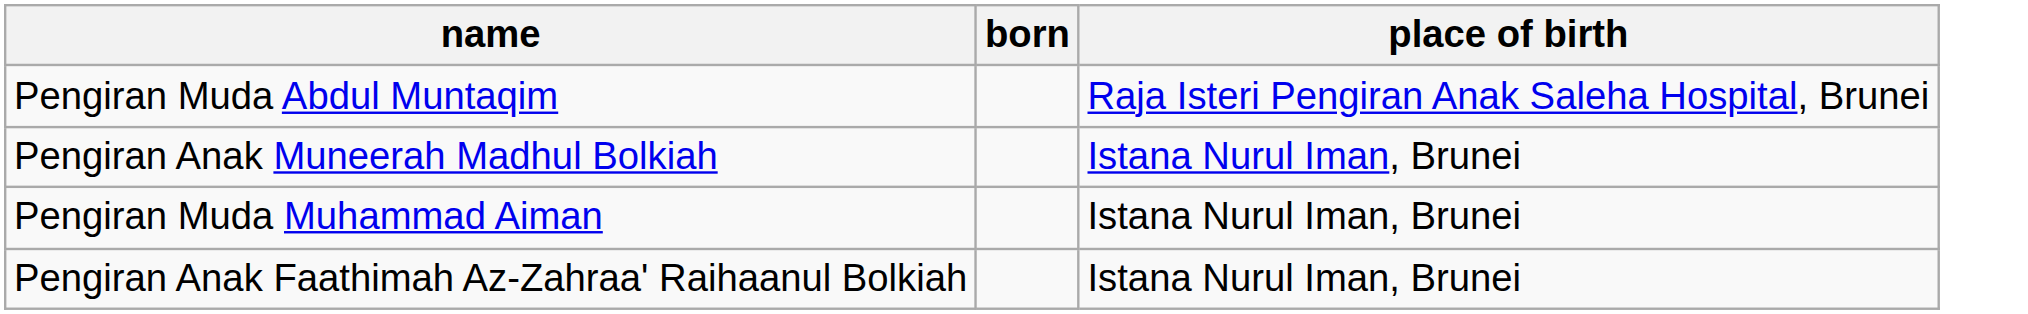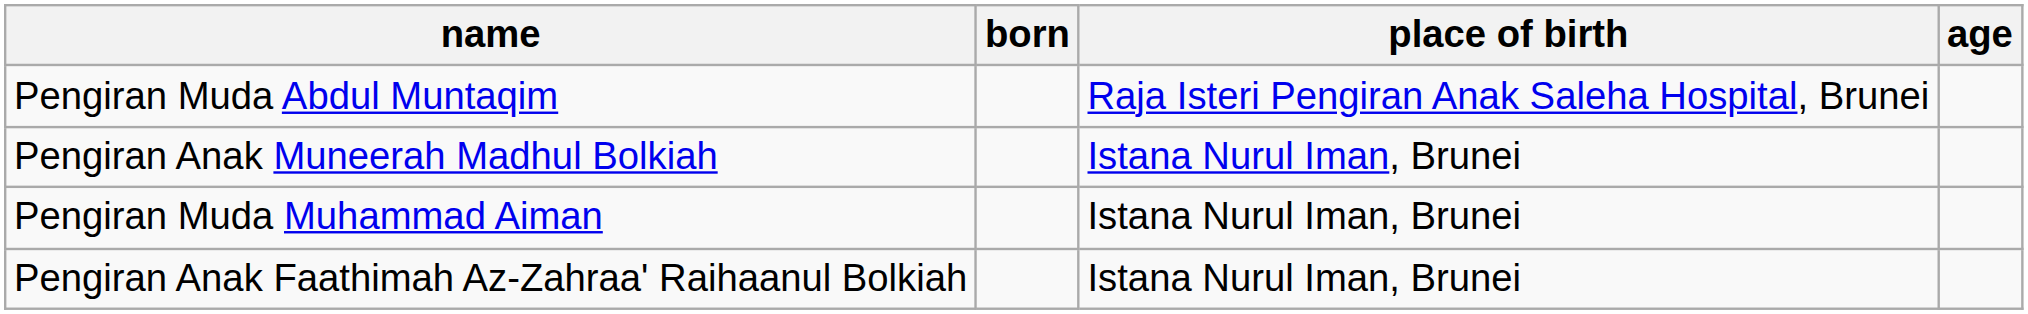+ column: (1980, 34)
